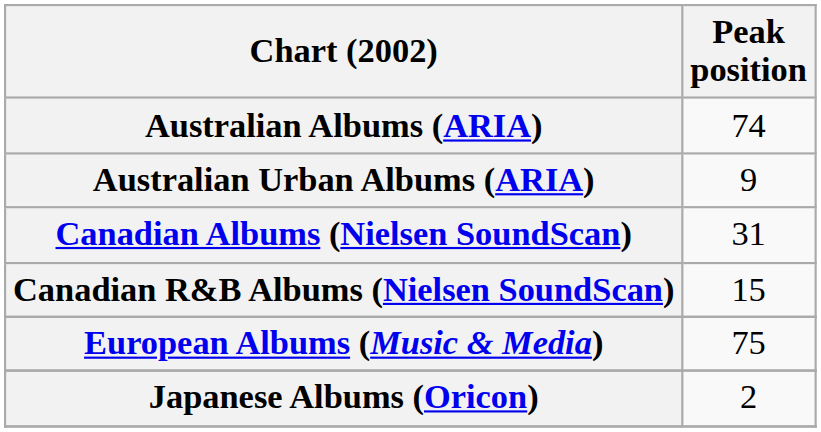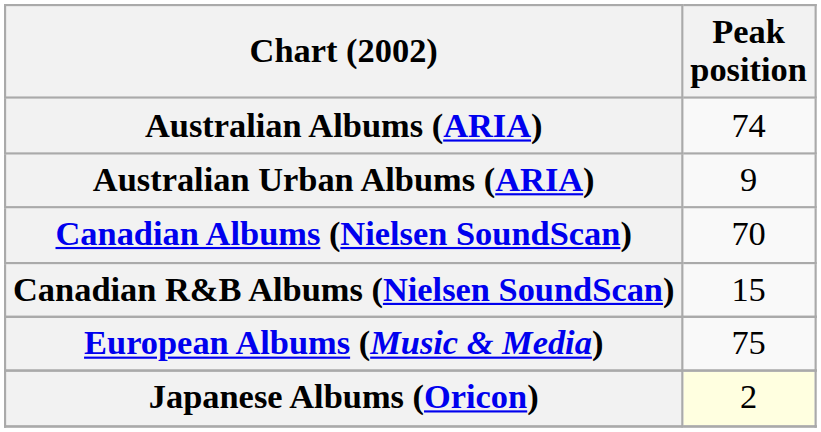(749, 234) 31 -> (749, 234) 70
(749, 397) no background -> (749, 397) lightyellow background
